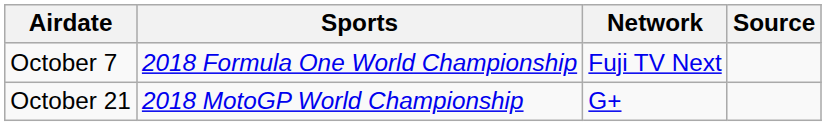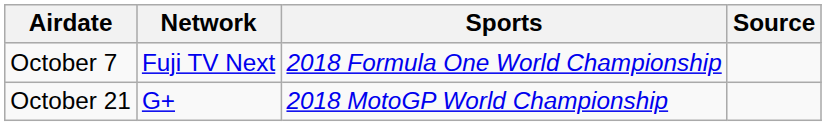columns swapped: (360, 23) <-> (655, 23)
